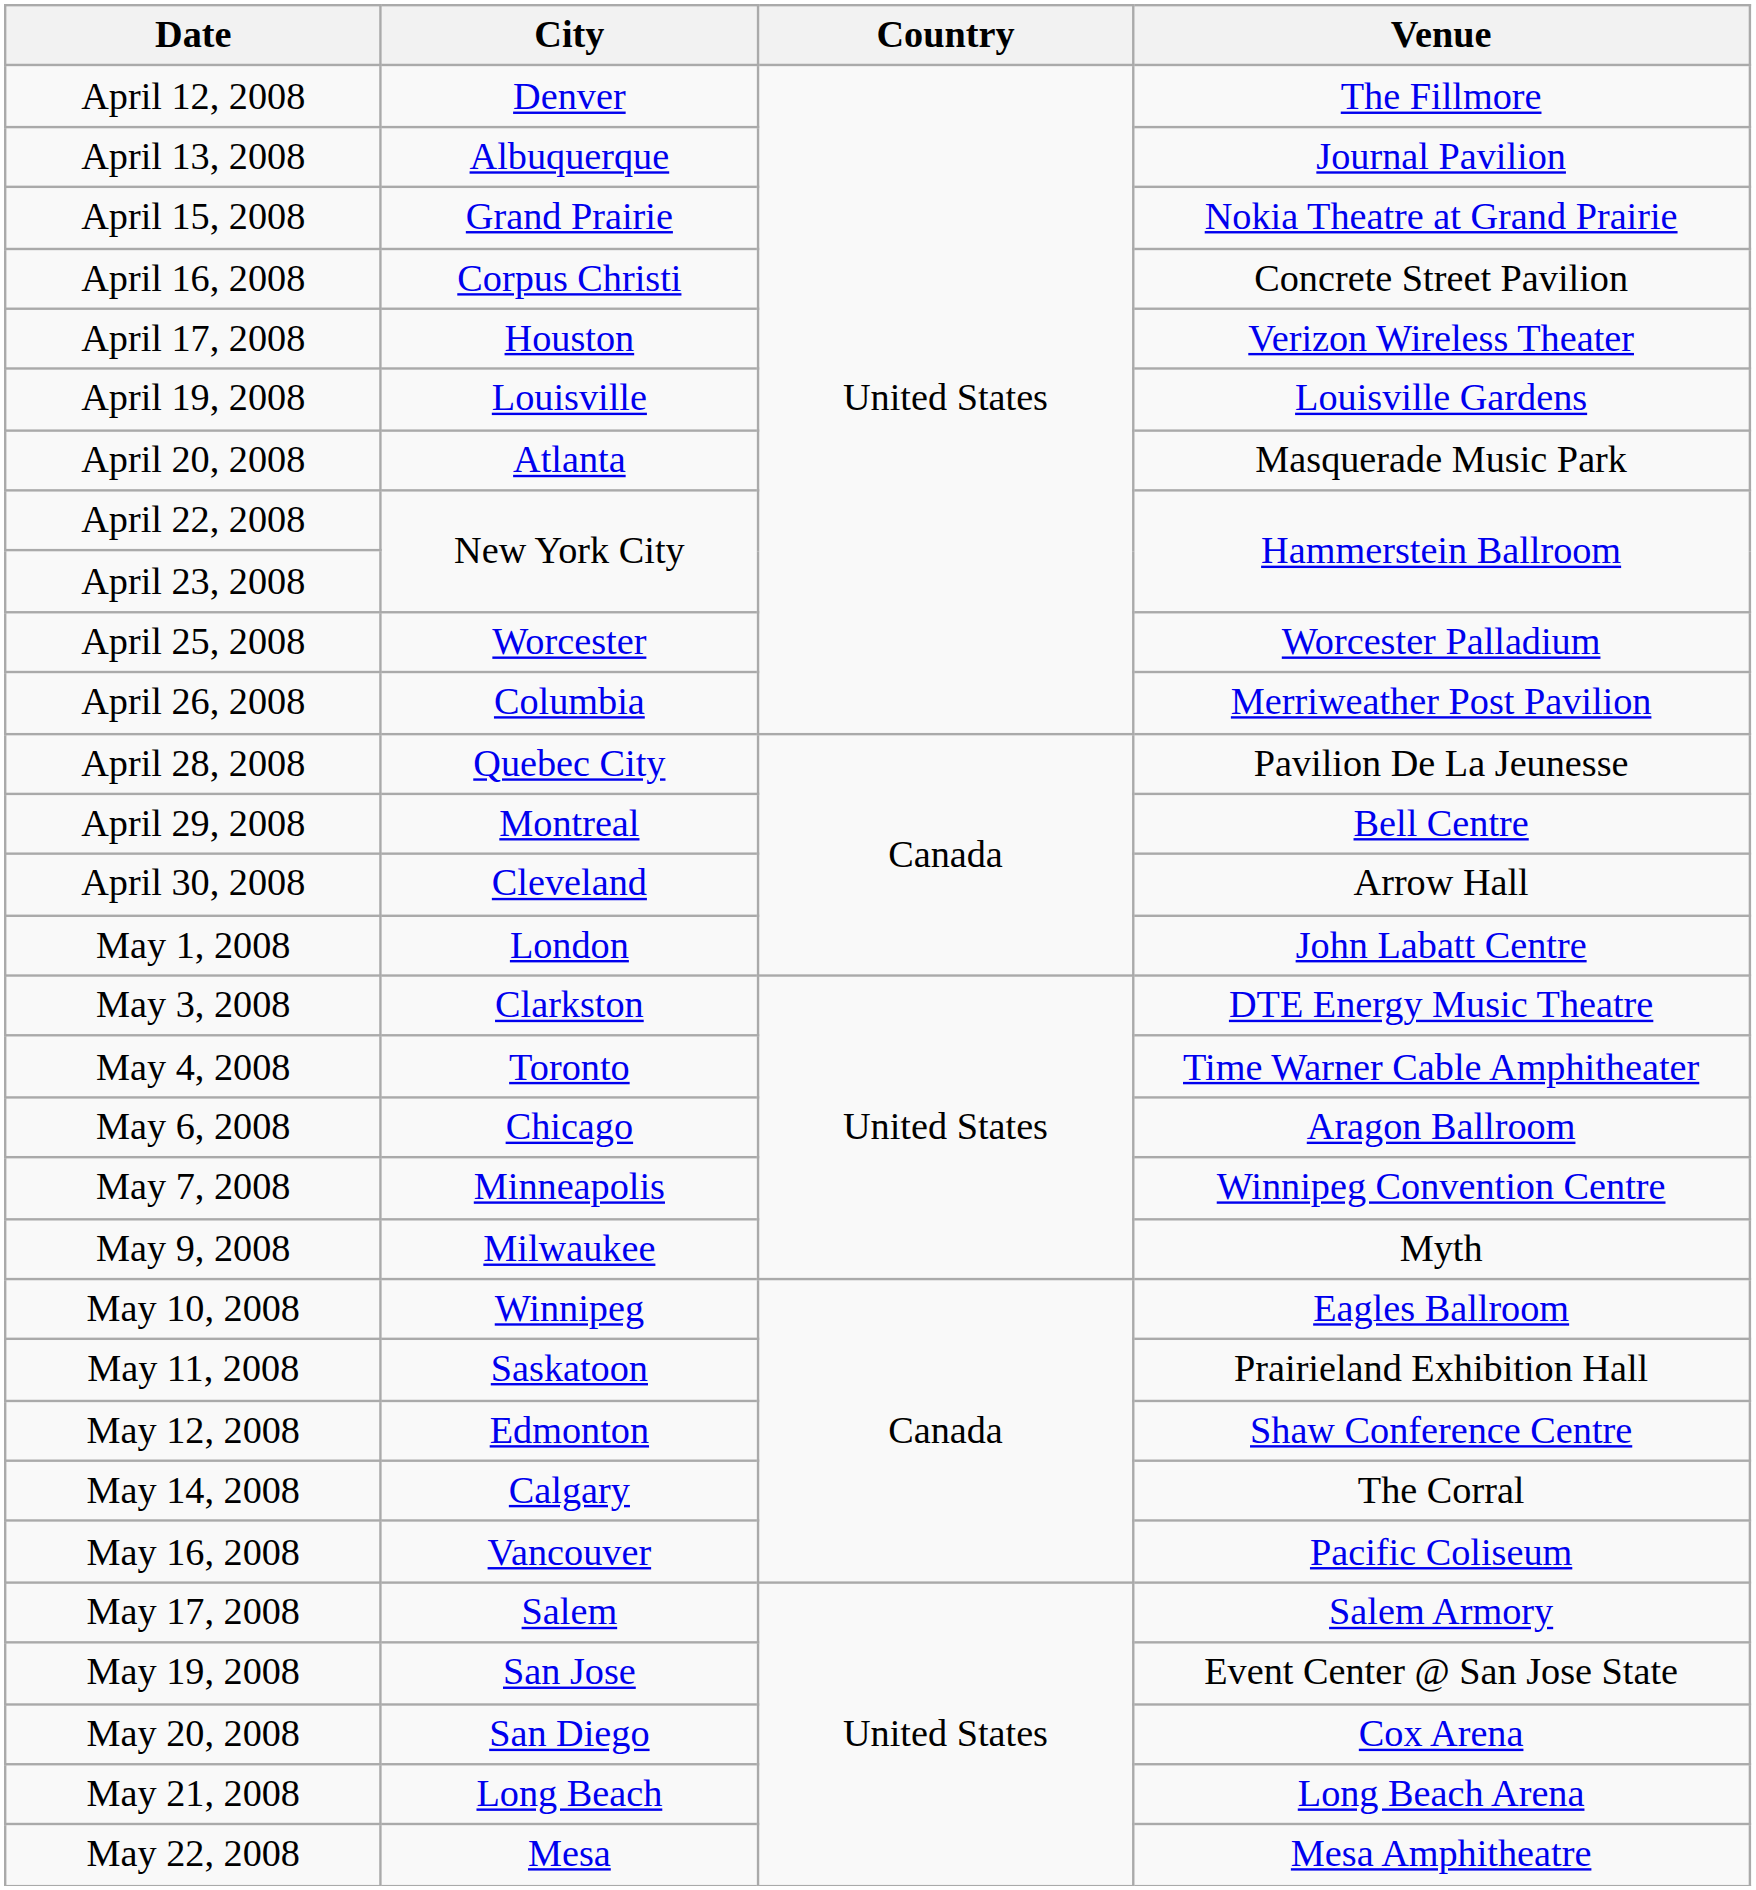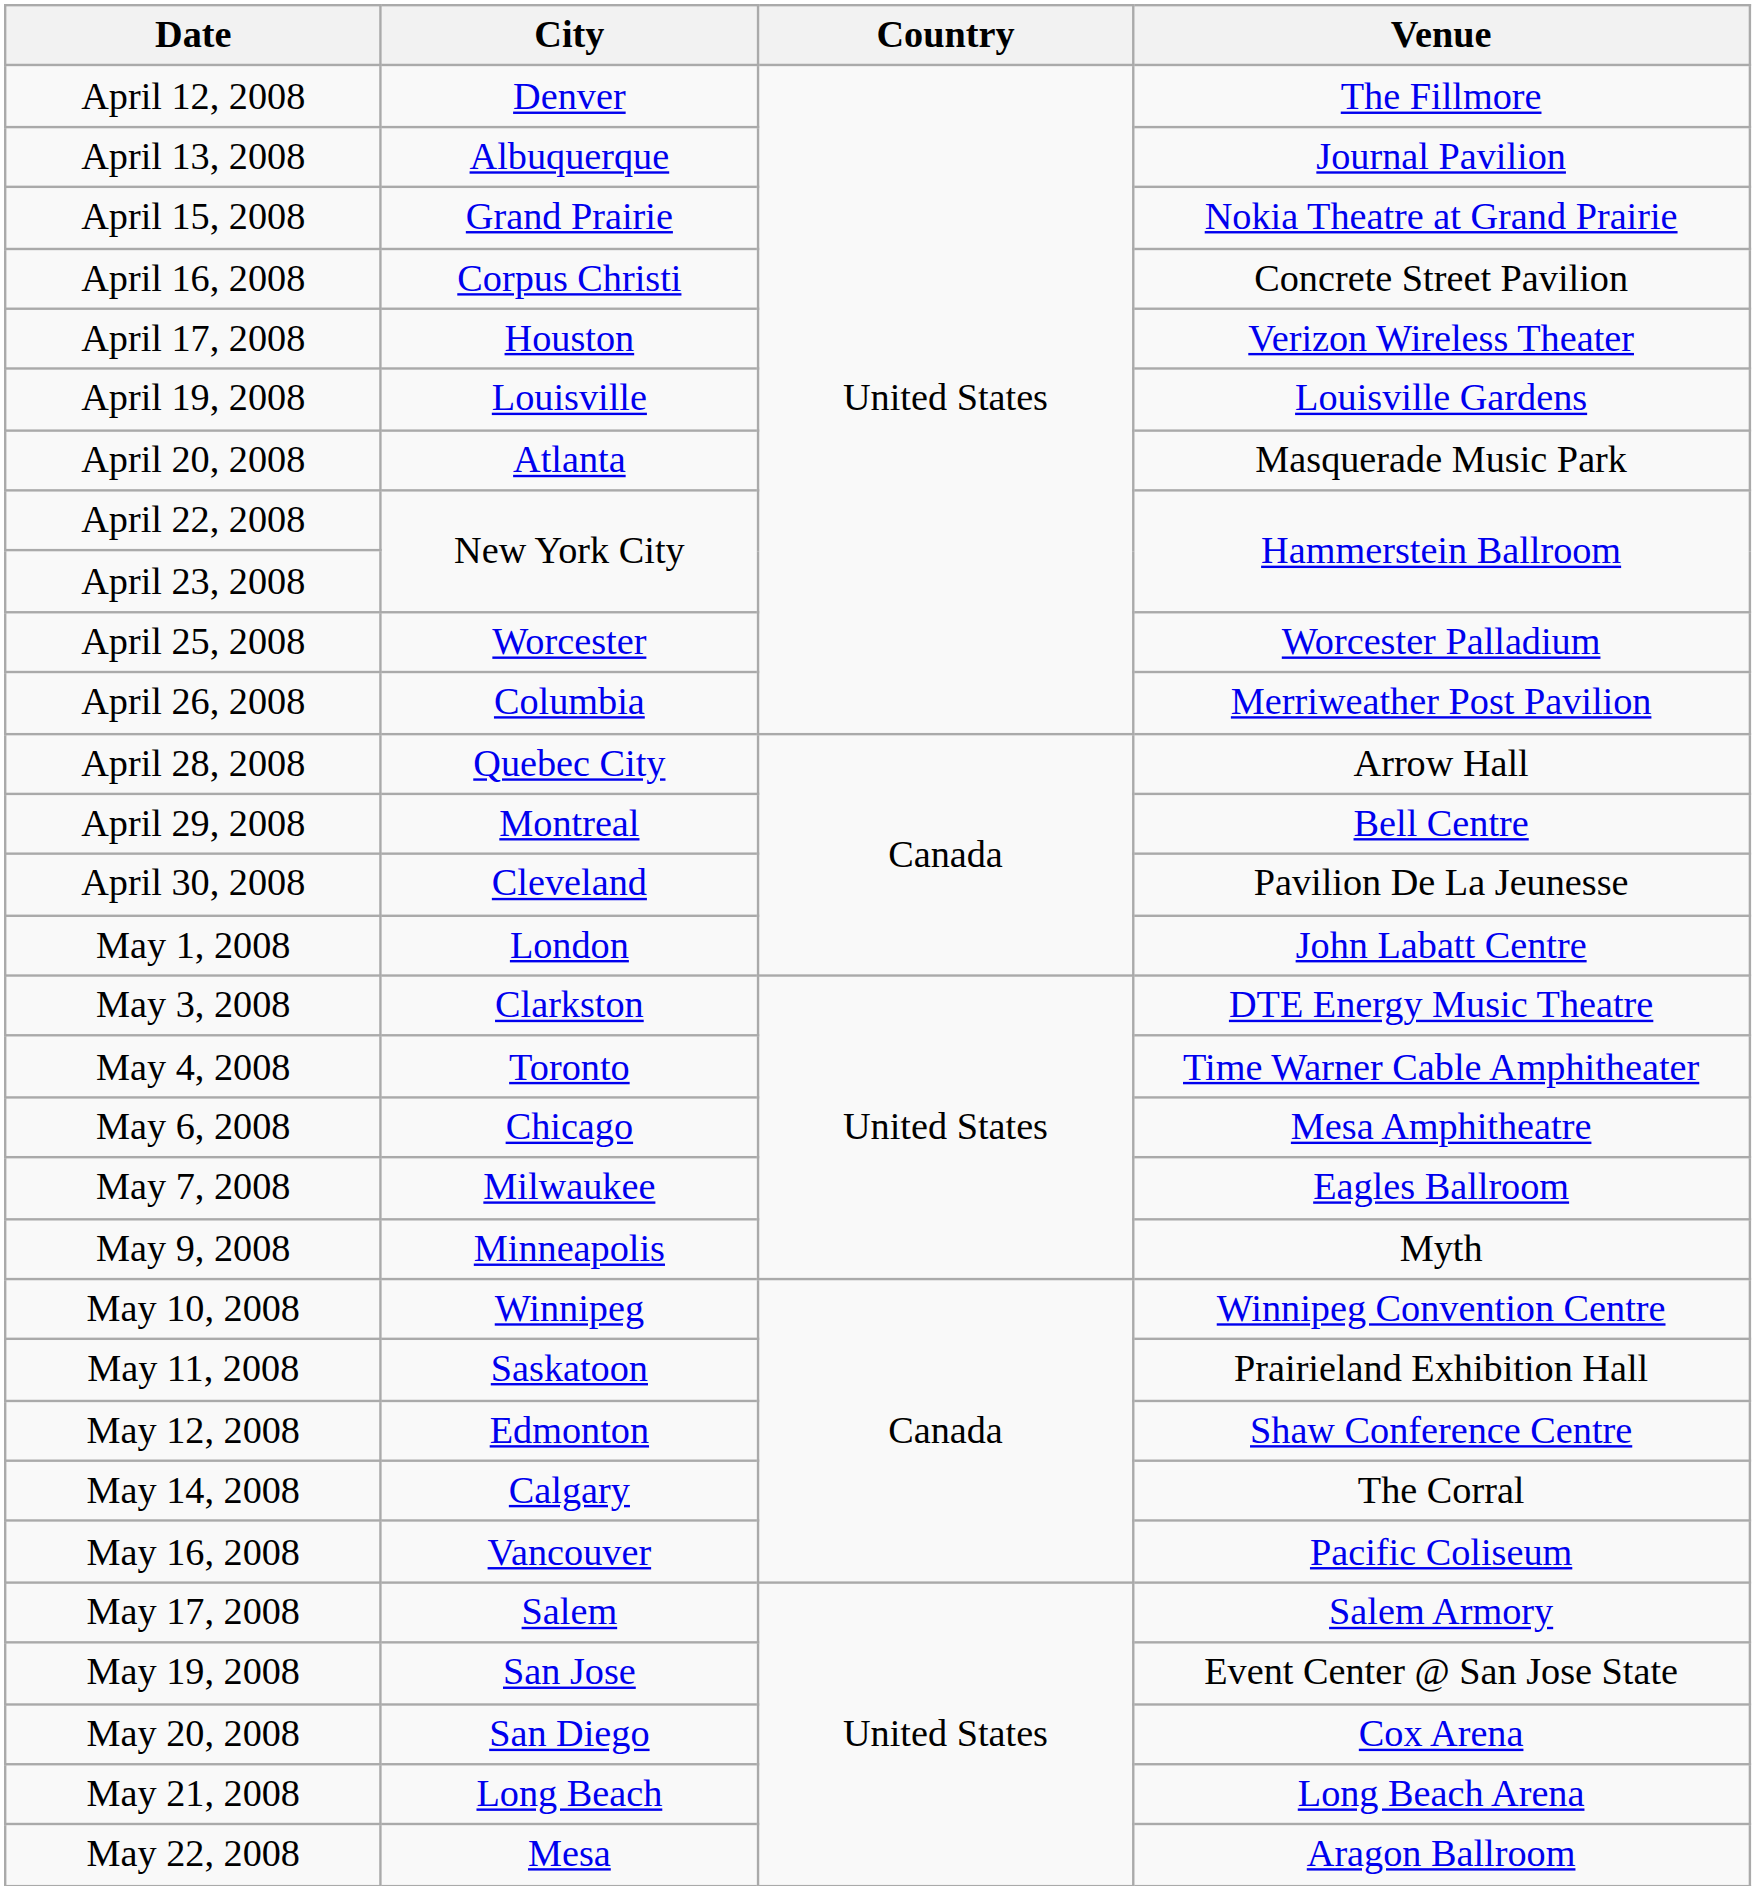(1441, 762) Pavilion De La Jeunesse -> (1441, 762) Arrow Hall
(1441, 883) Arrow Hall -> (1441, 883) Pavilion De La Jeunesse
(1441, 1126) Aragon Ballroom -> (1441, 1126) Mesa Amphitheatre
(569, 1187) Minneapolis -> (569, 1187) Milwaukee
(1441, 1187) Winnipeg Convention Centre -> (1441, 1187) Eagles Ballroom
(569, 1247) Milwaukee -> (569, 1247) Minneapolis
(1441, 1308) Eagles Ballroom -> (1441, 1308) Winnipeg Convention Centre
(1441, 1854) Mesa Amphitheatre -> (1441, 1854) Aragon Ballroom
